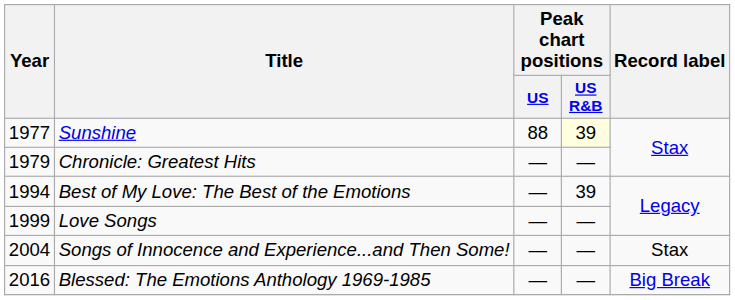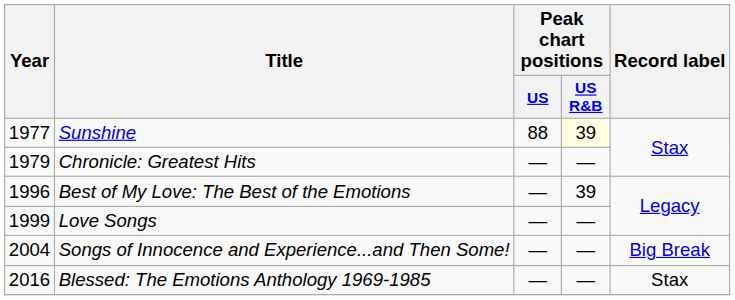(30, 191) 1994 -> (30, 191) 1996
(670, 250) Stax -> (670, 250) Big Break
(670, 279) Big Break -> (670, 279) Stax
